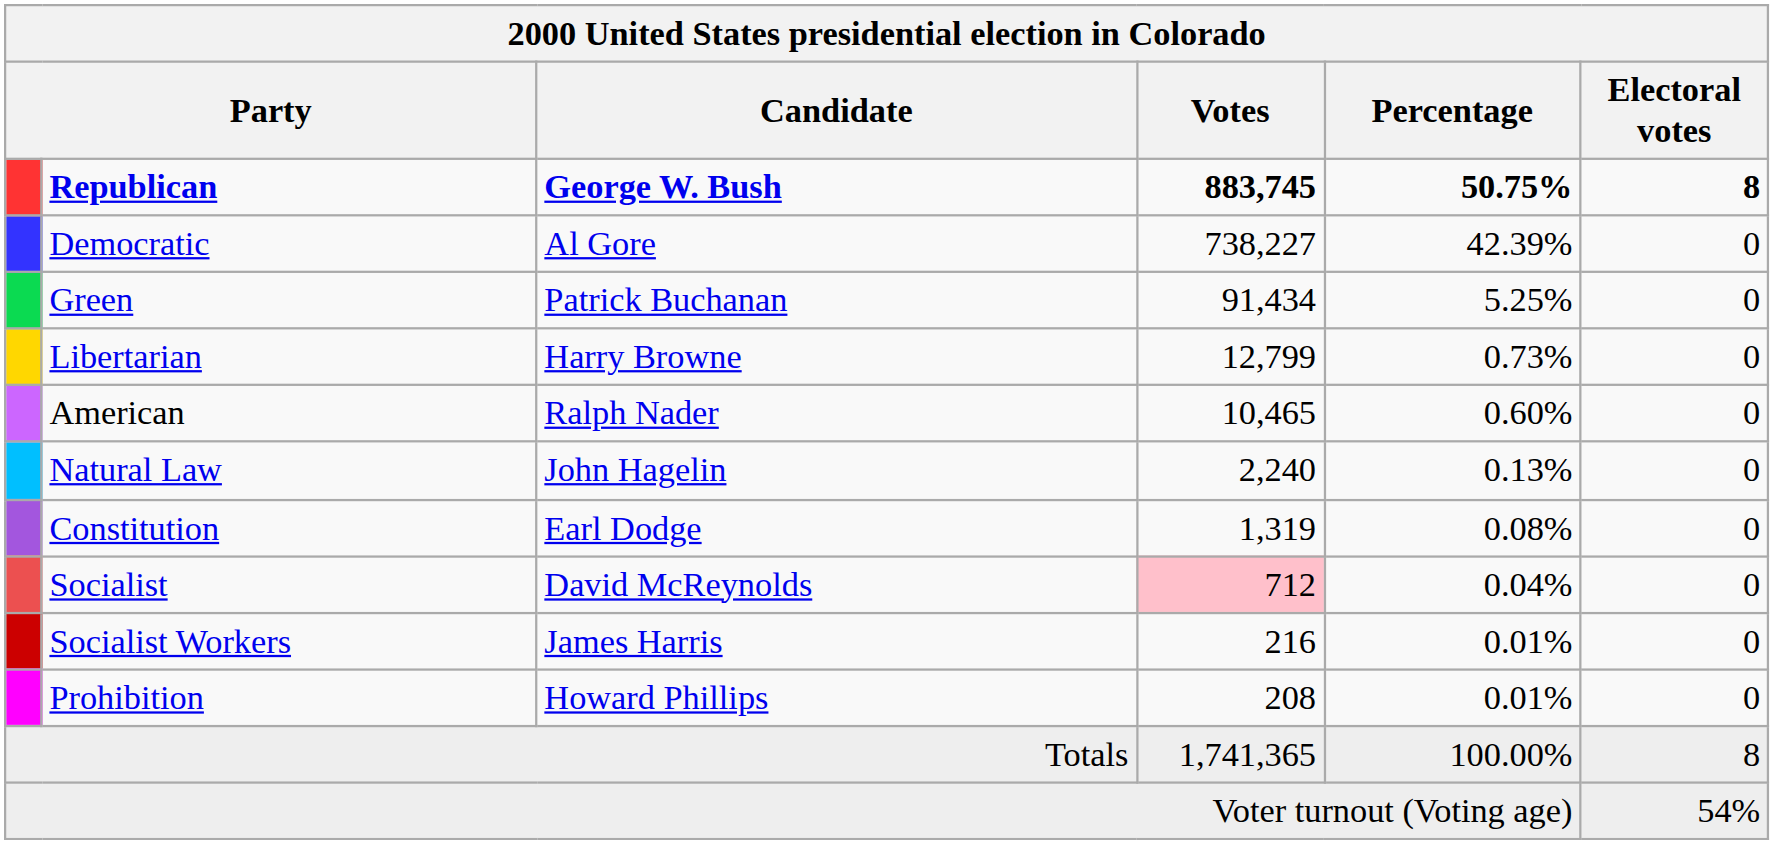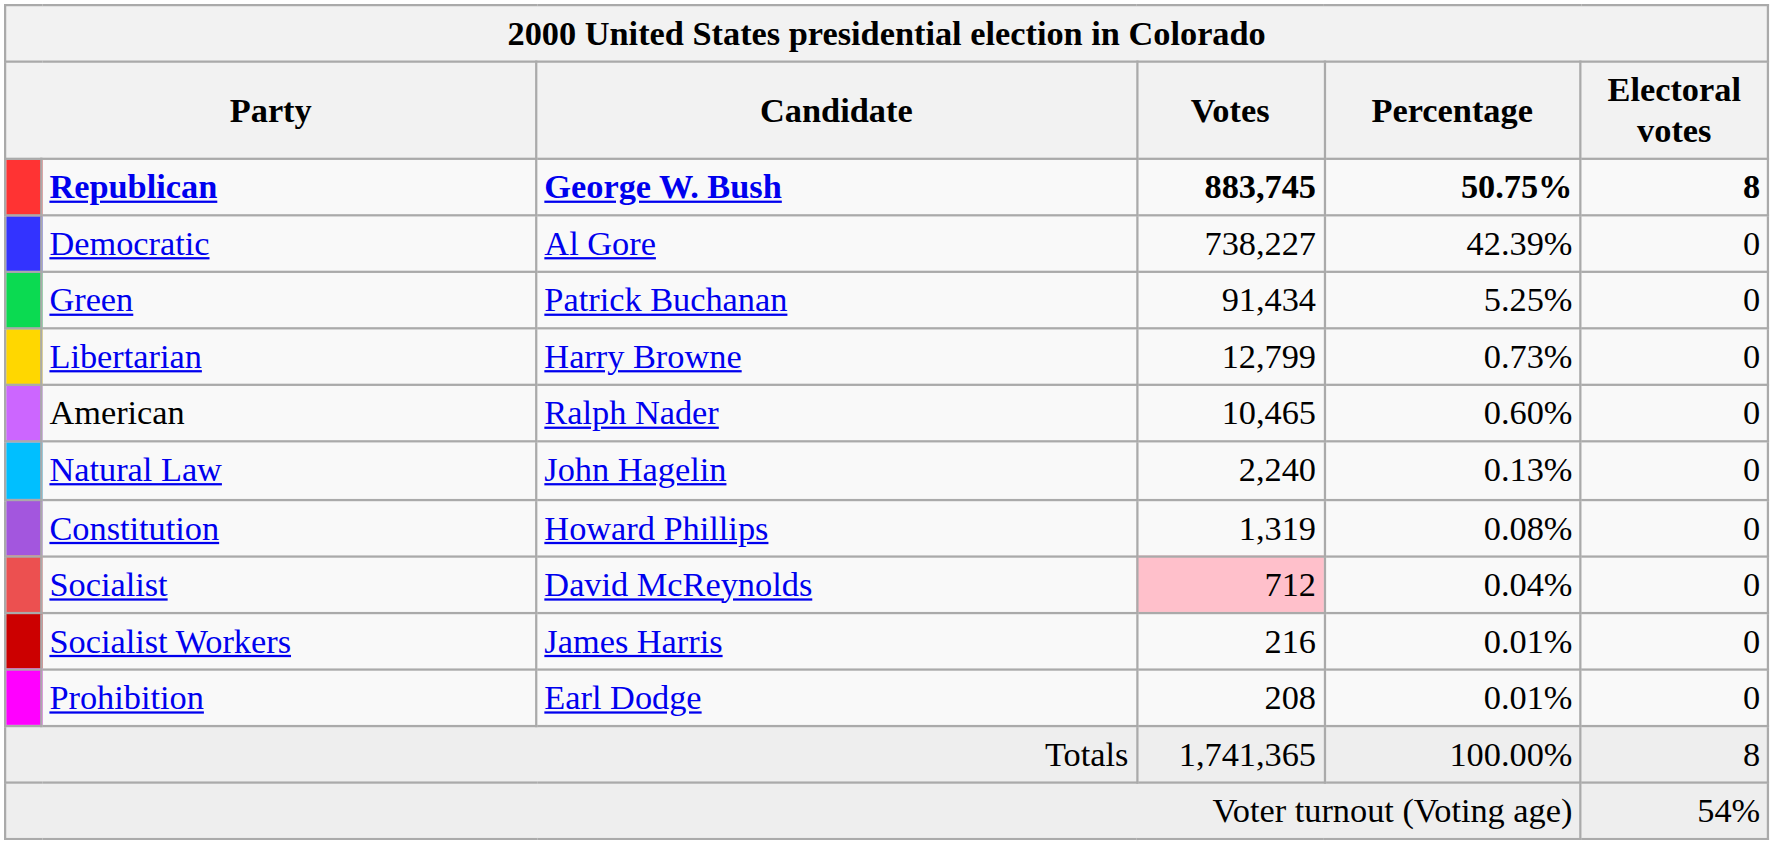(623, 526) Earl Dodge -> (656, 526) Howard Phillips
(656, 696) Howard Phillips -> (623, 696) Earl Dodge
